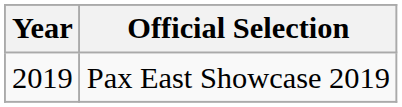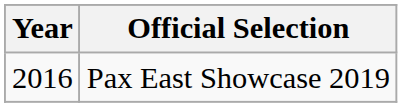(42, 76) 2019 -> (42, 76) 2016
